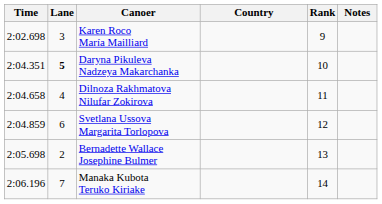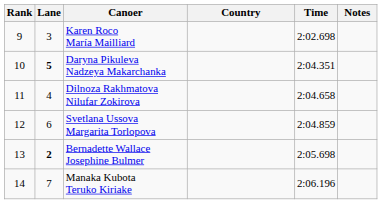columns swapped: (323, 13) <-> (26, 13)
(62, 154) normal -> (49, 154) bold
